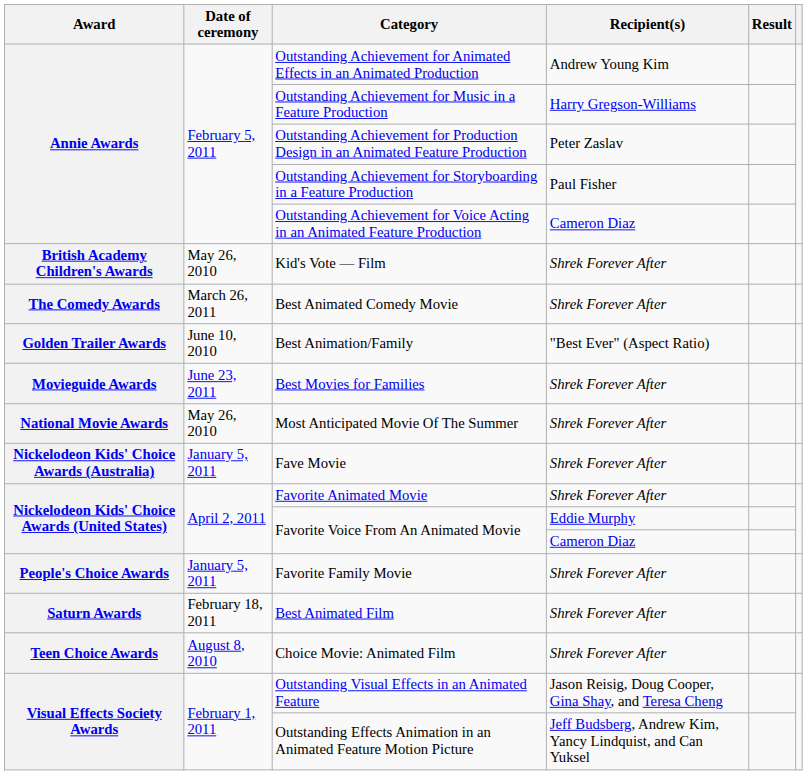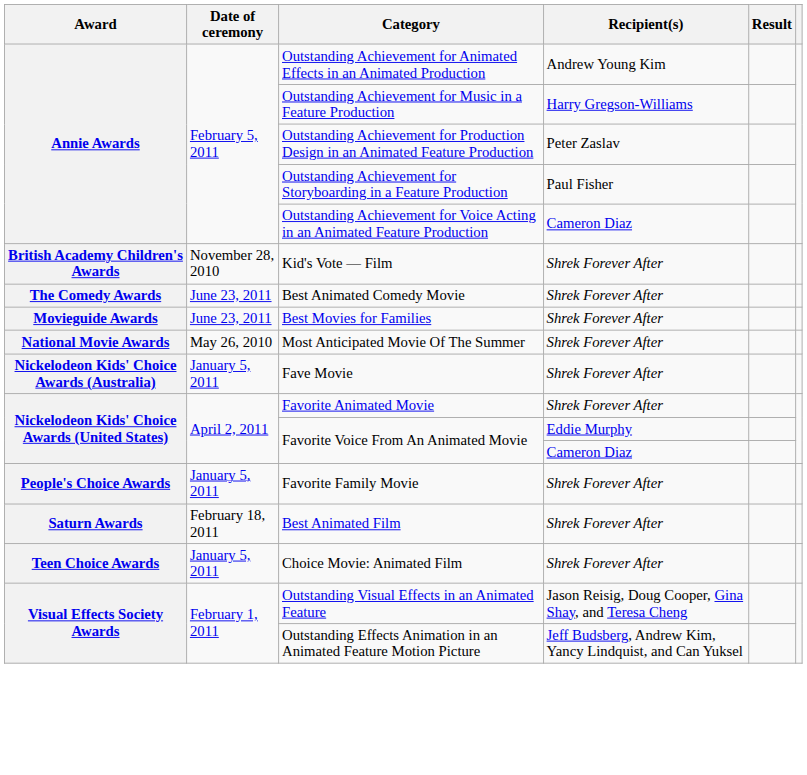(212, 263) May 26, 2010 -> (232, 263) November 28, 2010
(218, 303) March 26, 2011 -> (231, 295) June 23, 2011
- row: (344, 343)
(216, 653) August 8, 2010 -> (220, 563) January 5, 2011
